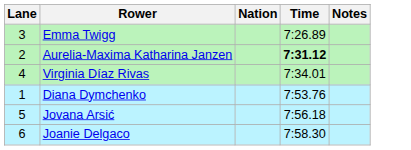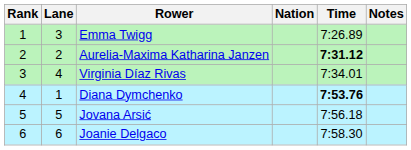+ column: (23, 14)
(305, 94) normal -> (341, 94) bold
